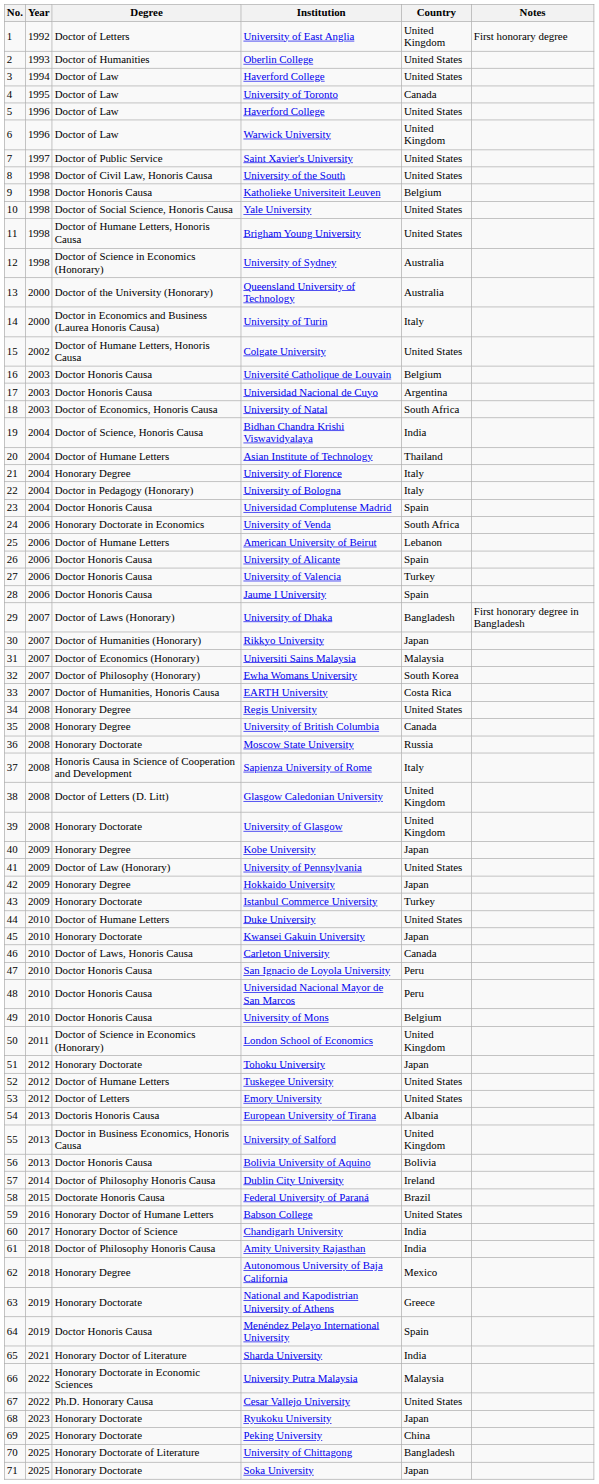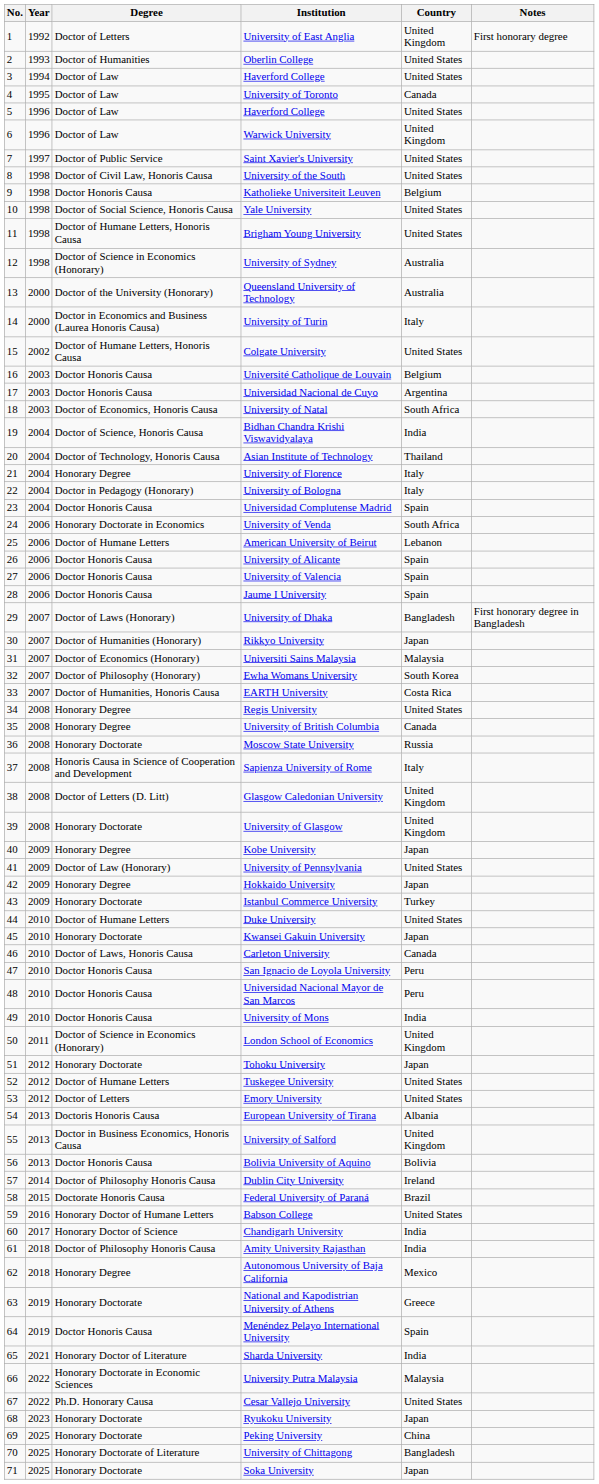(112, 456) Doctor of Humane Letters -> (137, 456) Doctor of Technology, Honoris Causa
(420, 576) Turkey -> (416, 576) Spain
(423, 1017) Belgium -> (415, 1017) India
